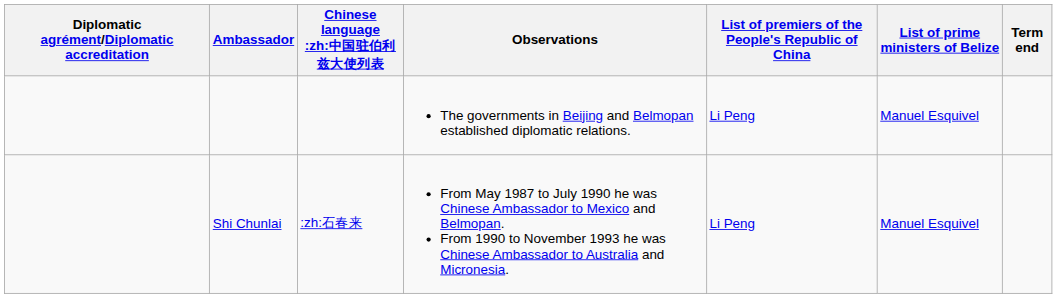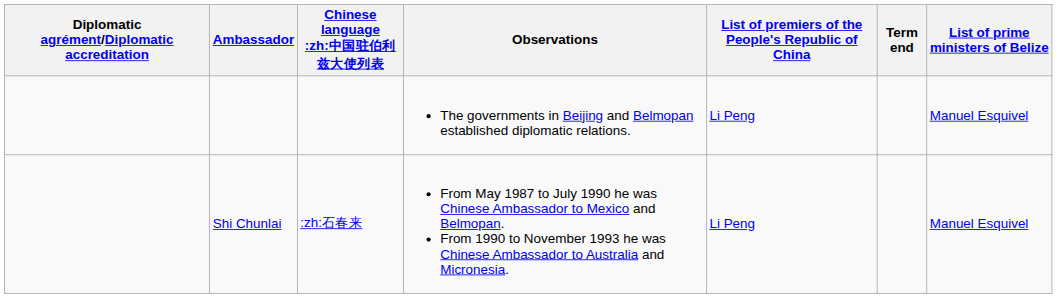columns swapped: (940, 40) <-> (1027, 40)
